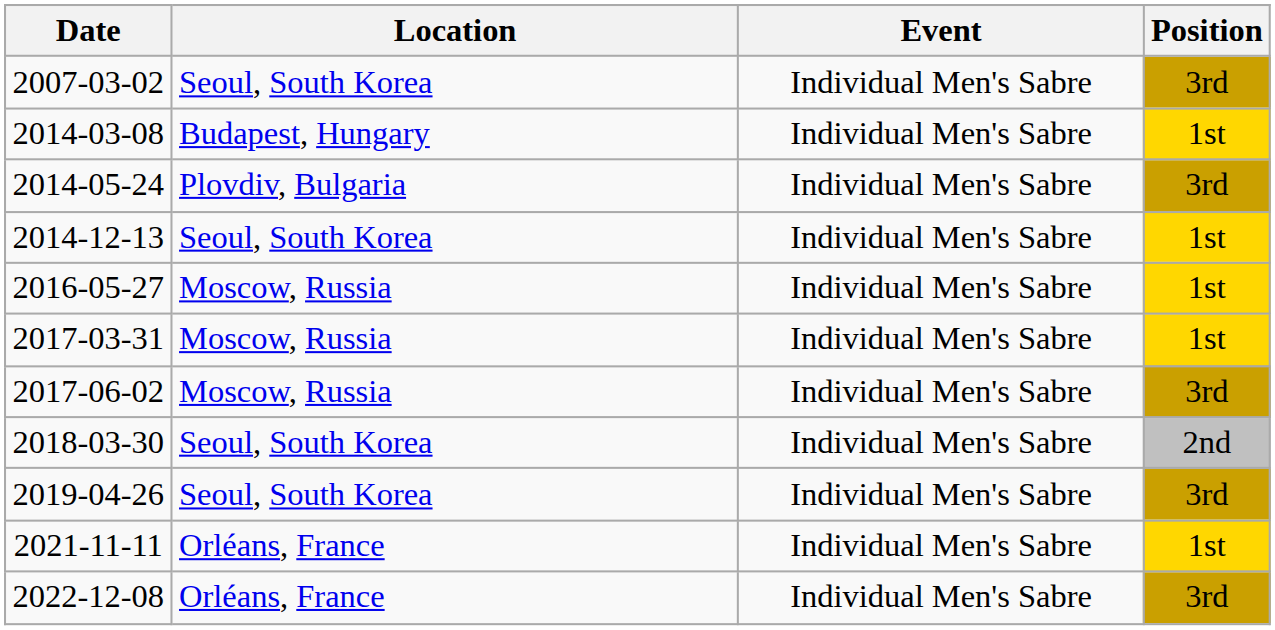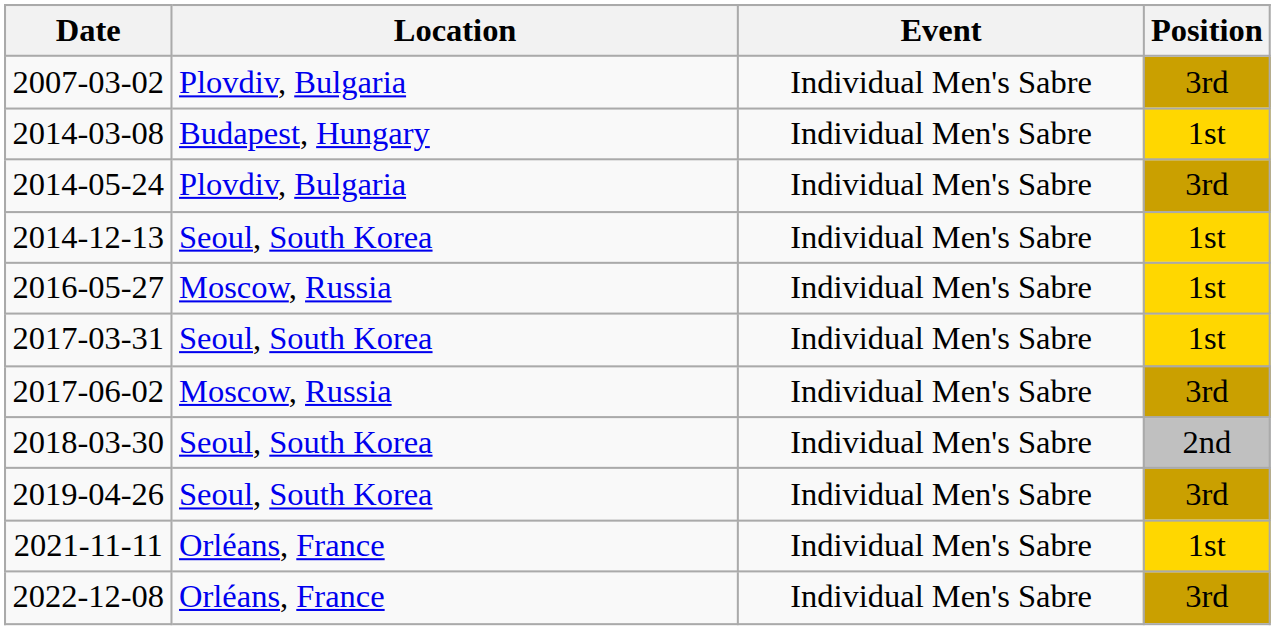(306, 81) Seoul, South Korea -> (293, 81) Plovdiv, Bulgaria
(285, 339) Moscow, Russia -> (306, 339) Seoul, South Korea
